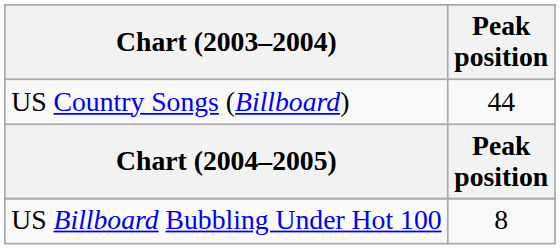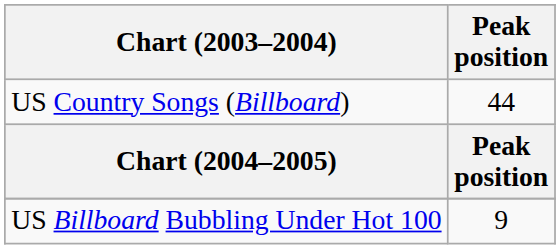(501, 220) 8 -> (501, 220) 9
